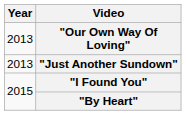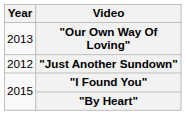(20, 63) 2013 -> (20, 63) 2012
